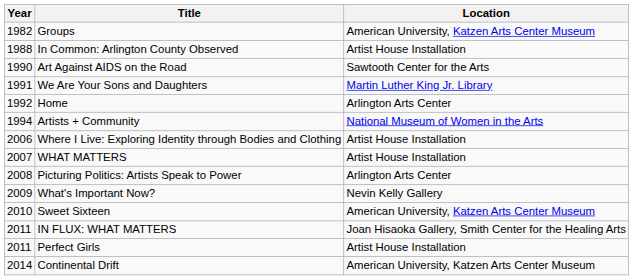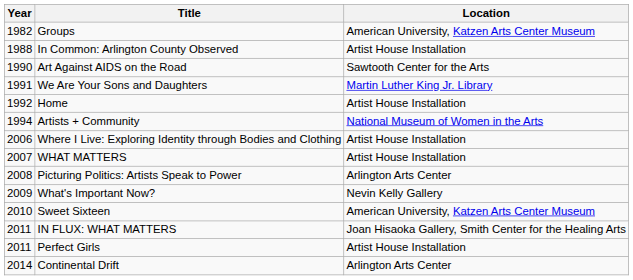(399, 103) Arlington Arts Center -> (406, 103) Artist House Installation
(471, 265) American University, Katzen Arts Center Museum -> (399, 265) Arlington Arts Center
